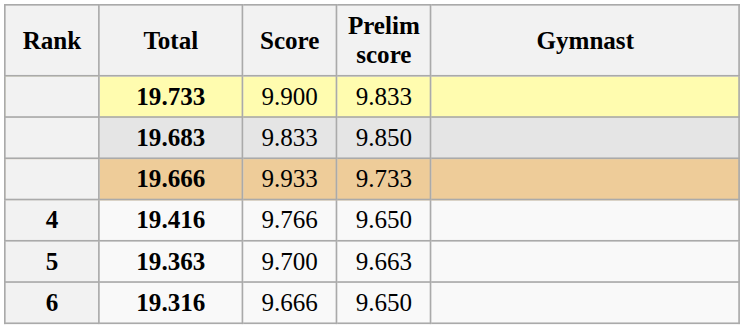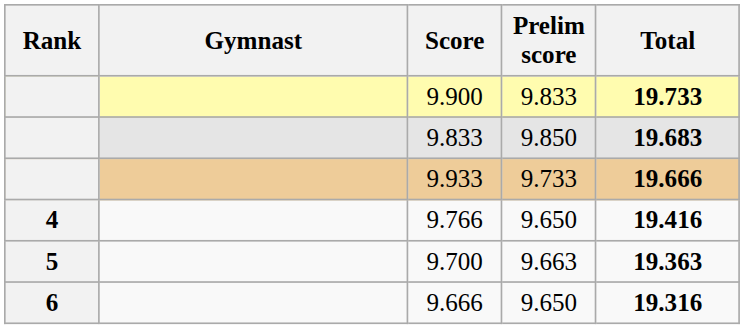columns swapped: (585, 40) <-> (171, 40)
